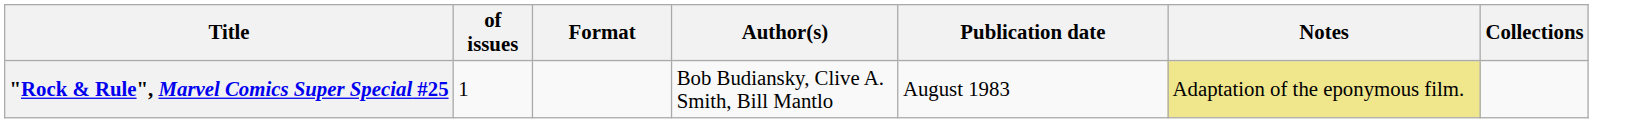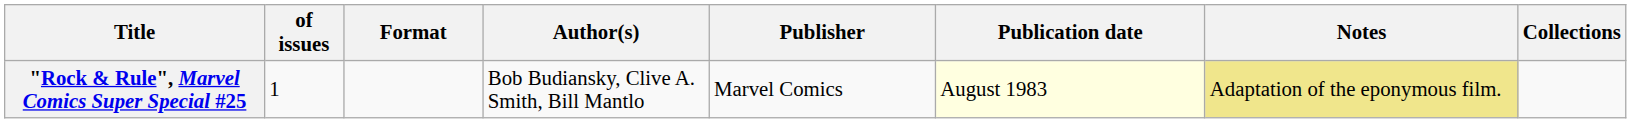+ column: (822, 32)
(956, 89) no background -> (994, 89) lightyellow background
